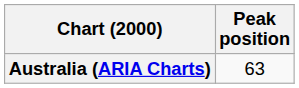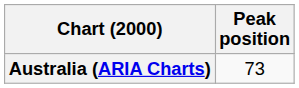(255, 68) 63 -> (255, 68) 73
